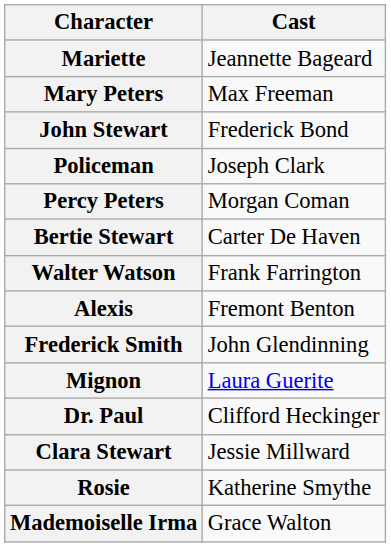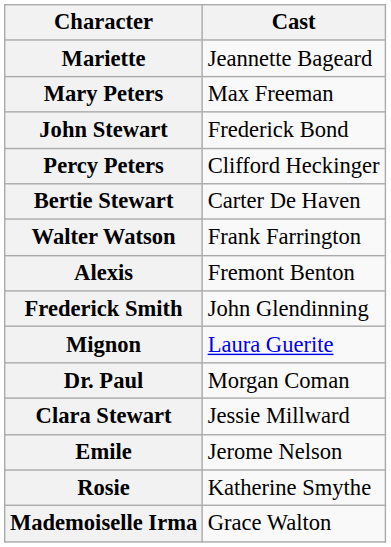- row: (104, 165)
(279, 201) Morgan Coman -> (294, 165) Clifford Heckinger
(294, 415) Clifford Heckinger -> (279, 380) Morgan Coman
+ row: (104, 451)
